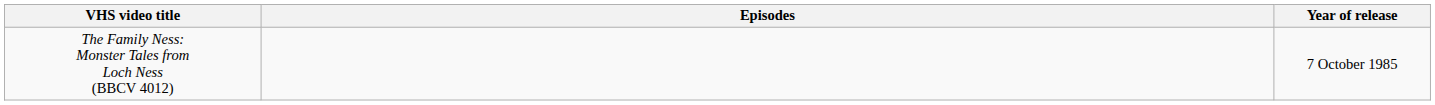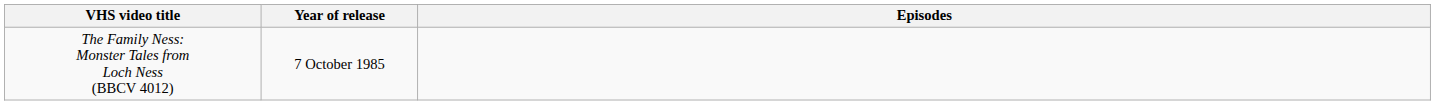columns swapped: (1352, 16) <-> (767, 16)
